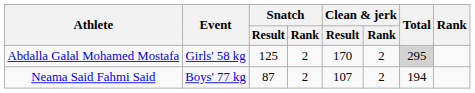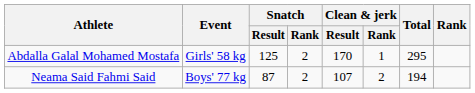(382, 56) 2 -> (382, 56) 1
(417, 56) lightgrey background -> (417, 56) no background
